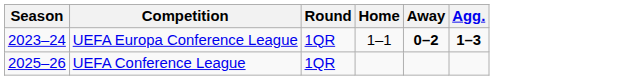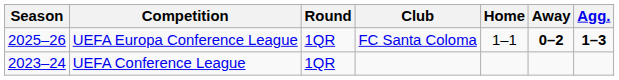+ column: (418, 16)
(37, 39) 2023–24 -> (37, 39) 2025–26
(37, 63) 2025–26 -> (37, 63) 2023–24
